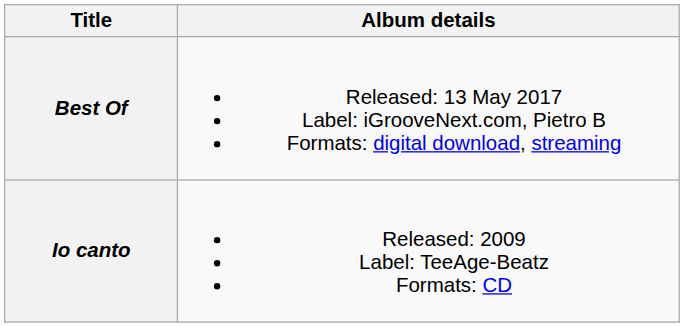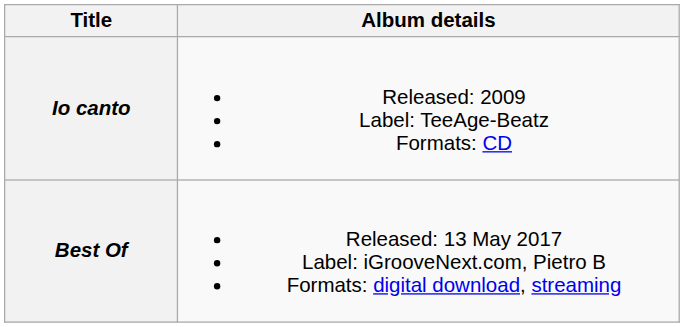rows swapped: (91, 250) <-> (91, 108)
